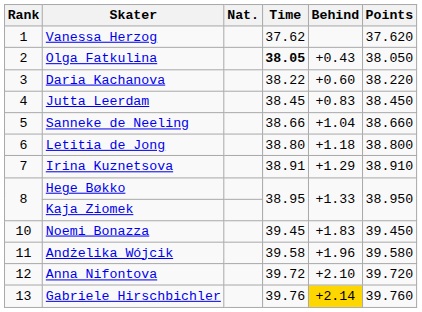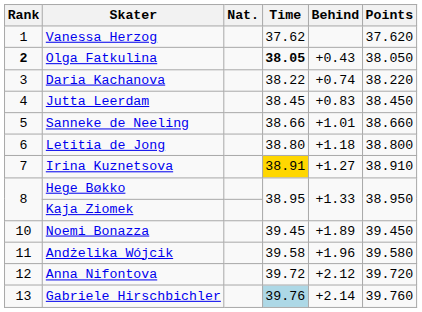(24, 59) normal -> (24, 59) bold
(335, 80) +0.60 -> (335, 80) +0.74
(335, 123) +1.04 -> (335, 123) +1.01
(285, 167) no background -> (285, 167) gold background
(335, 167) +1.29 -> (335, 167) +1.27
(335, 231) +1.83 -> (335, 231) +1.89
(335, 275) +2.10 -> (335, 275) +2.12
(285, 296) no background -> (285, 296) lightblue background
(335, 296) gold background -> (335, 296) no background
